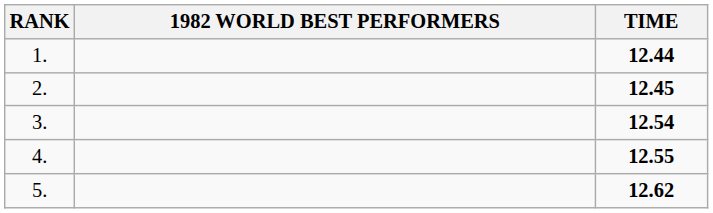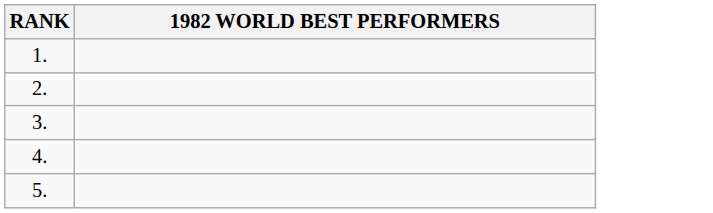- column: (651, 21)
